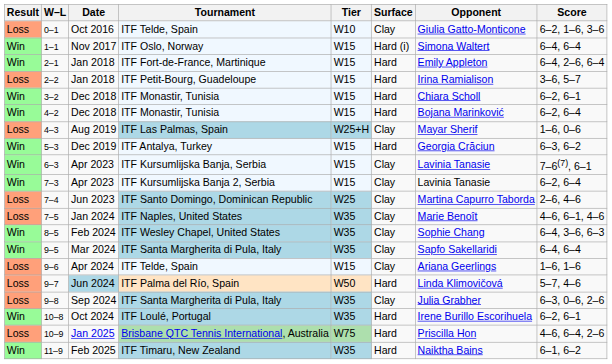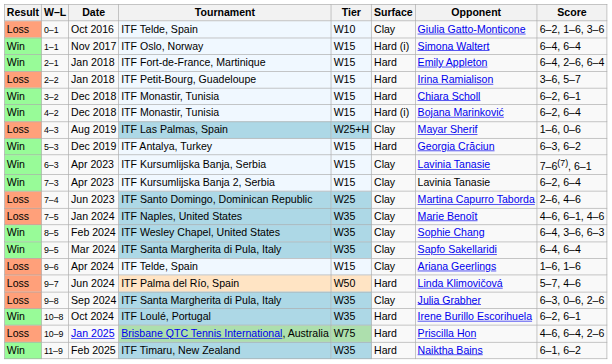(385, 113) Hard -> (392, 113) Hard (i)
(93, 283) lightblue background -> (93, 283) no background
